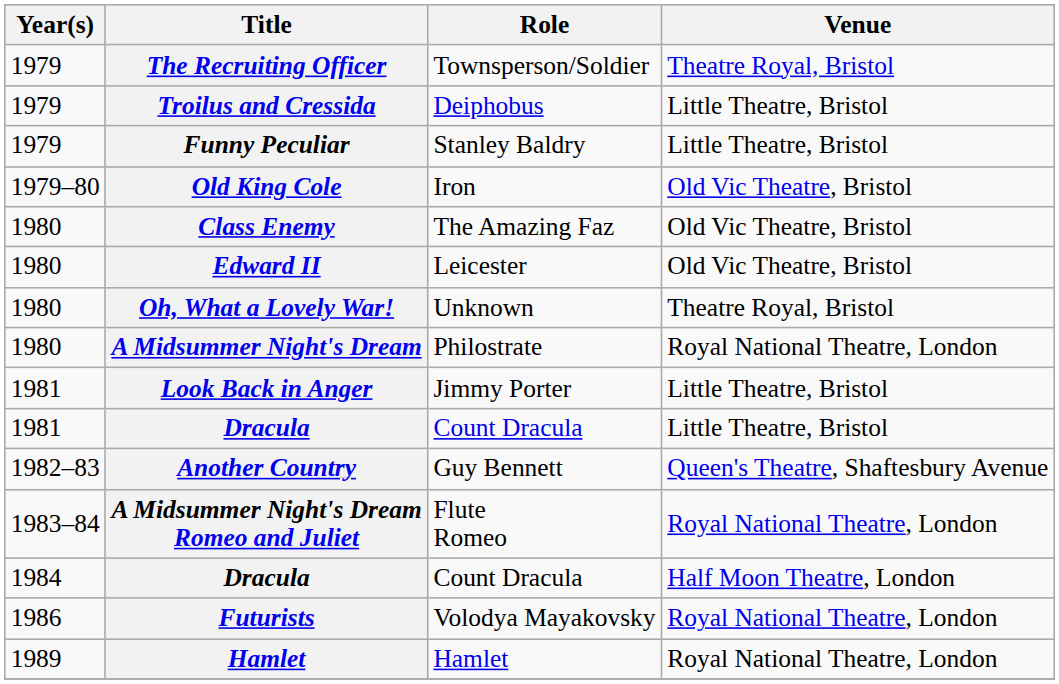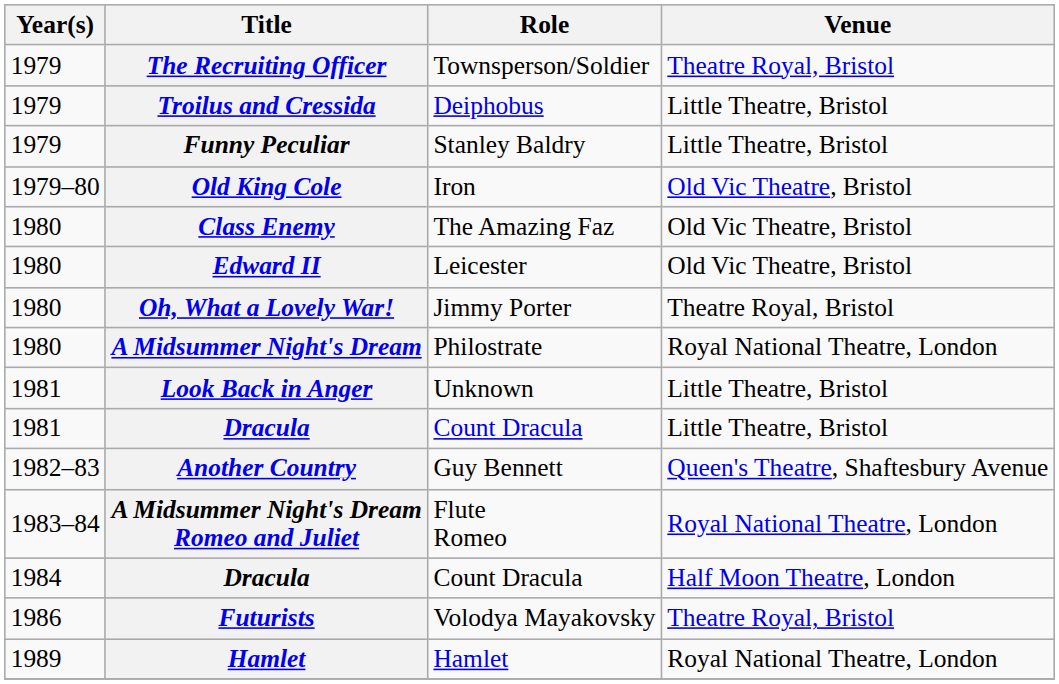(484, 307) Unknown -> (502, 307) Jimmy Porter
(502, 387) Jimmy Porter -> (484, 387) Unknown
(832, 618) Royal National Theatre, London -> (781, 618) Theatre Royal, Bristol
